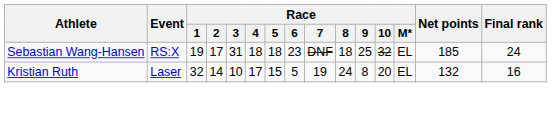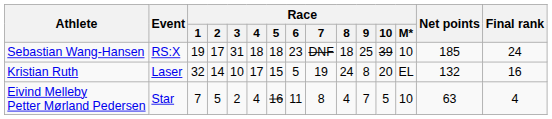(385, 53) 32 -> (386, 53) 39
(405, 53) EL -> (406, 53) 10
+ row: (76, 99)
